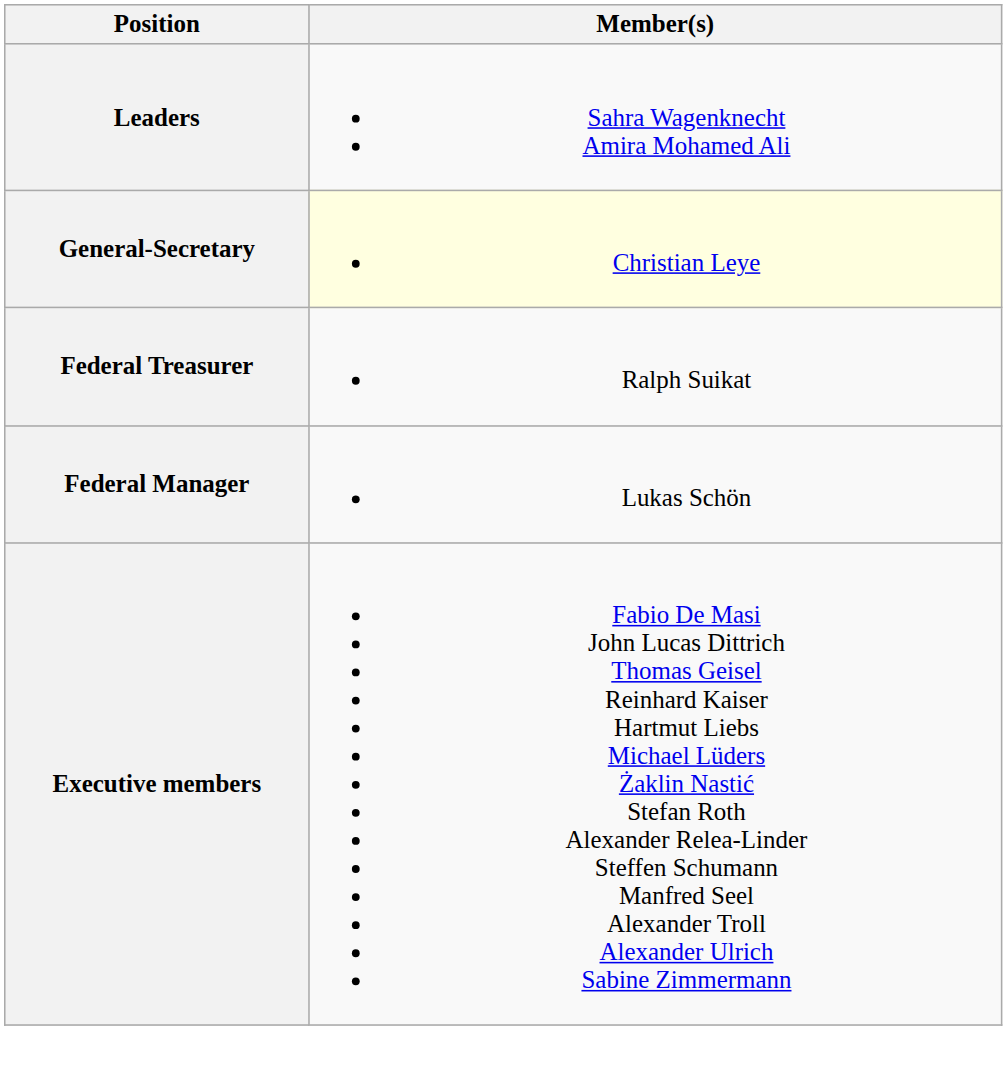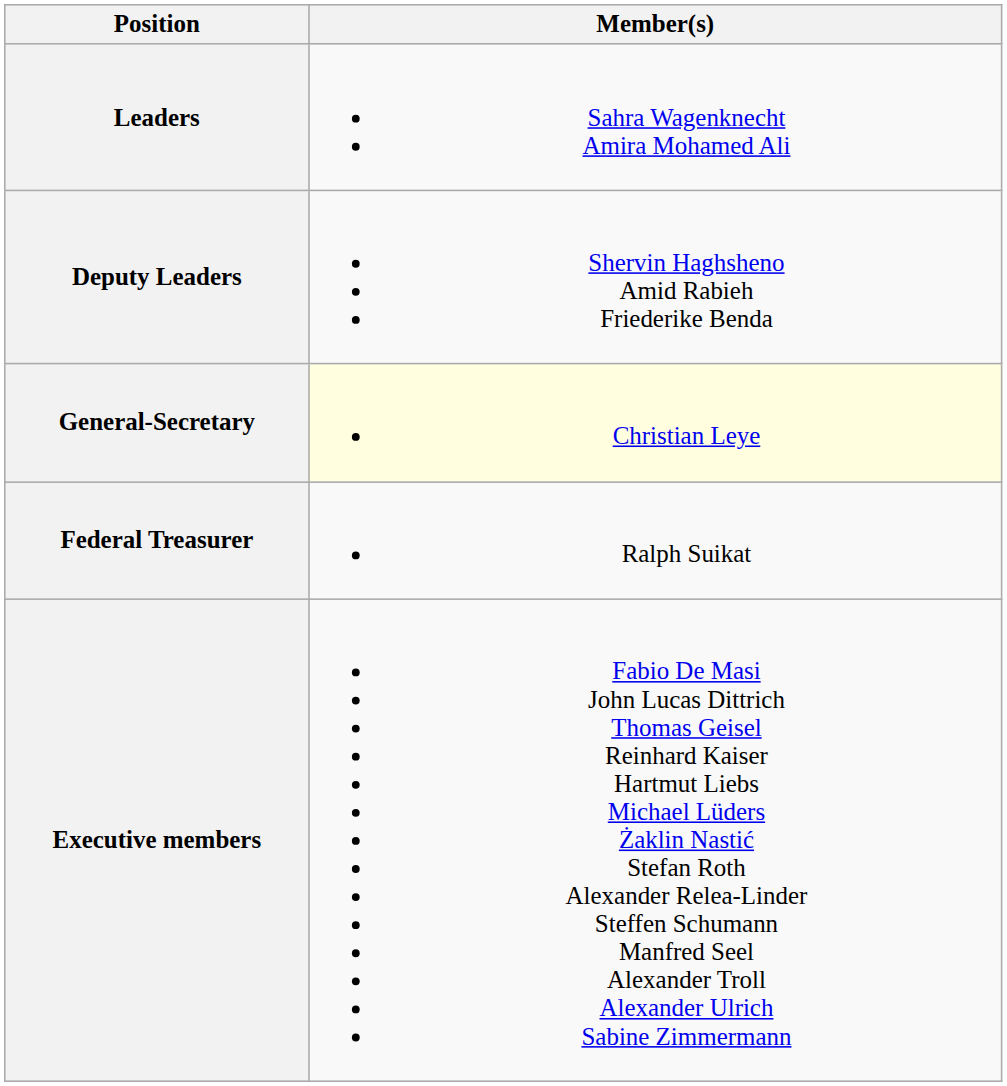+ row: (157, 276)
- row: (157, 483)
